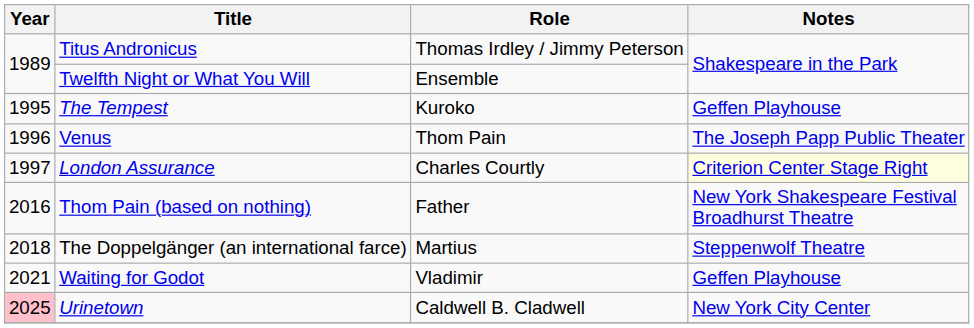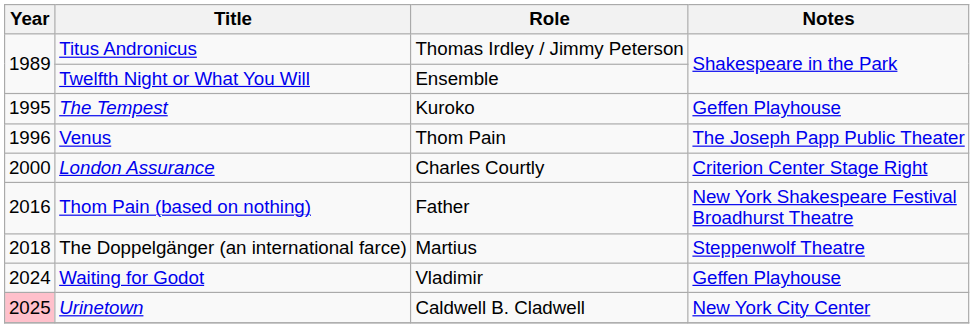(30, 167) 1997 -> (30, 167) 2000
(810, 167) lightyellow background -> (810, 167) no background
(30, 277) 2021 -> (30, 277) 2024
